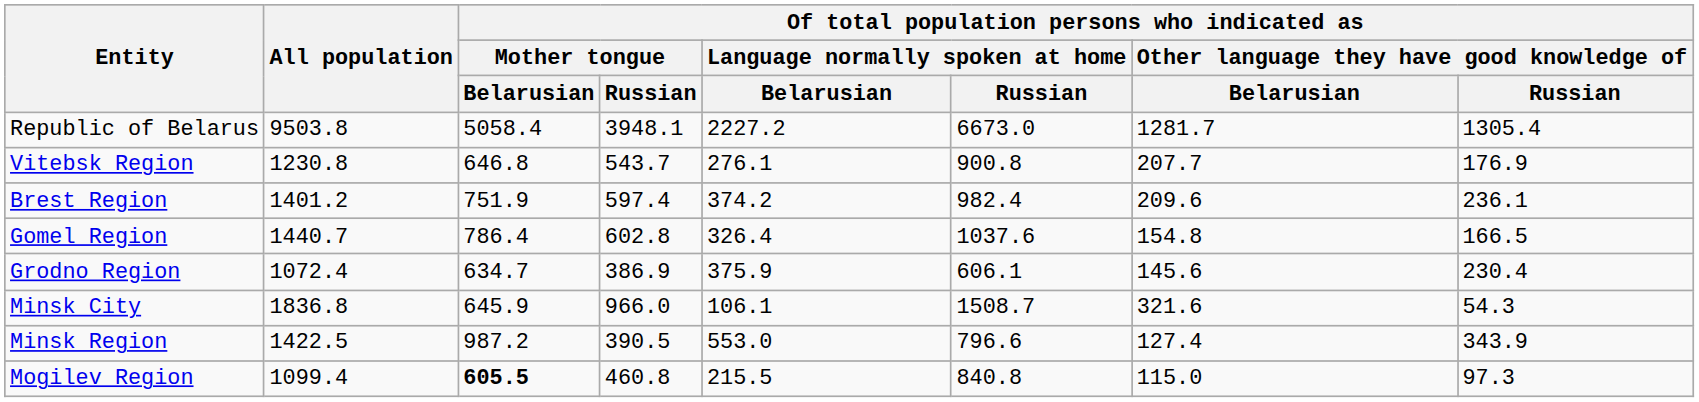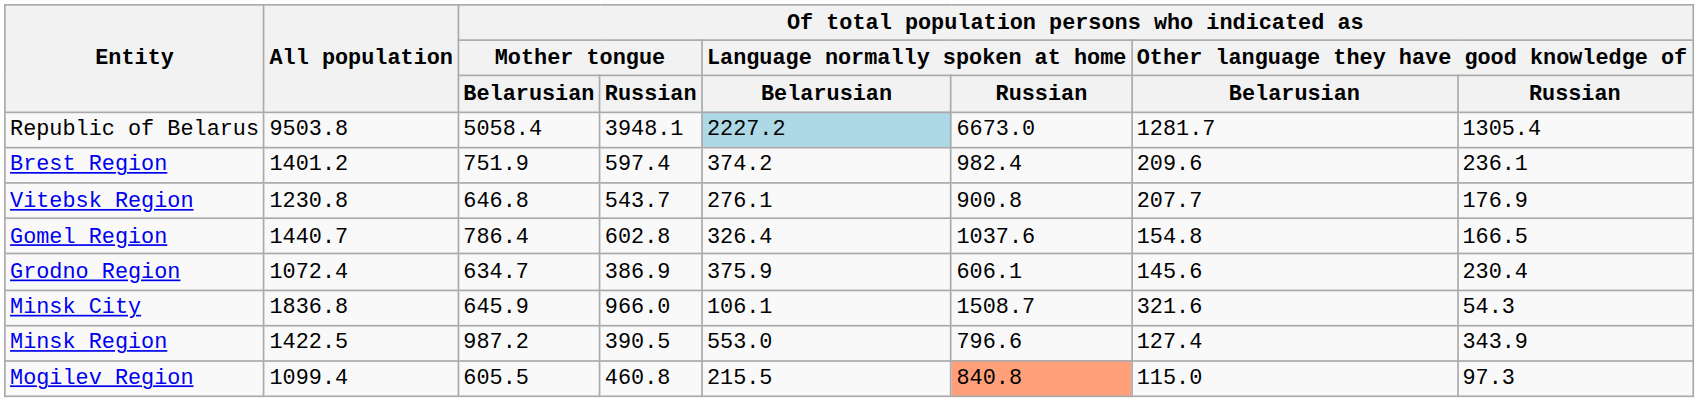(746, 129) no background -> (746, 129) lightblue background
rows swapped: (89, 201) <-> (102, 165)
(496, 379) bold -> (496, 379) normal
(989, 379) no background -> (989, 379) lightsalmon background
